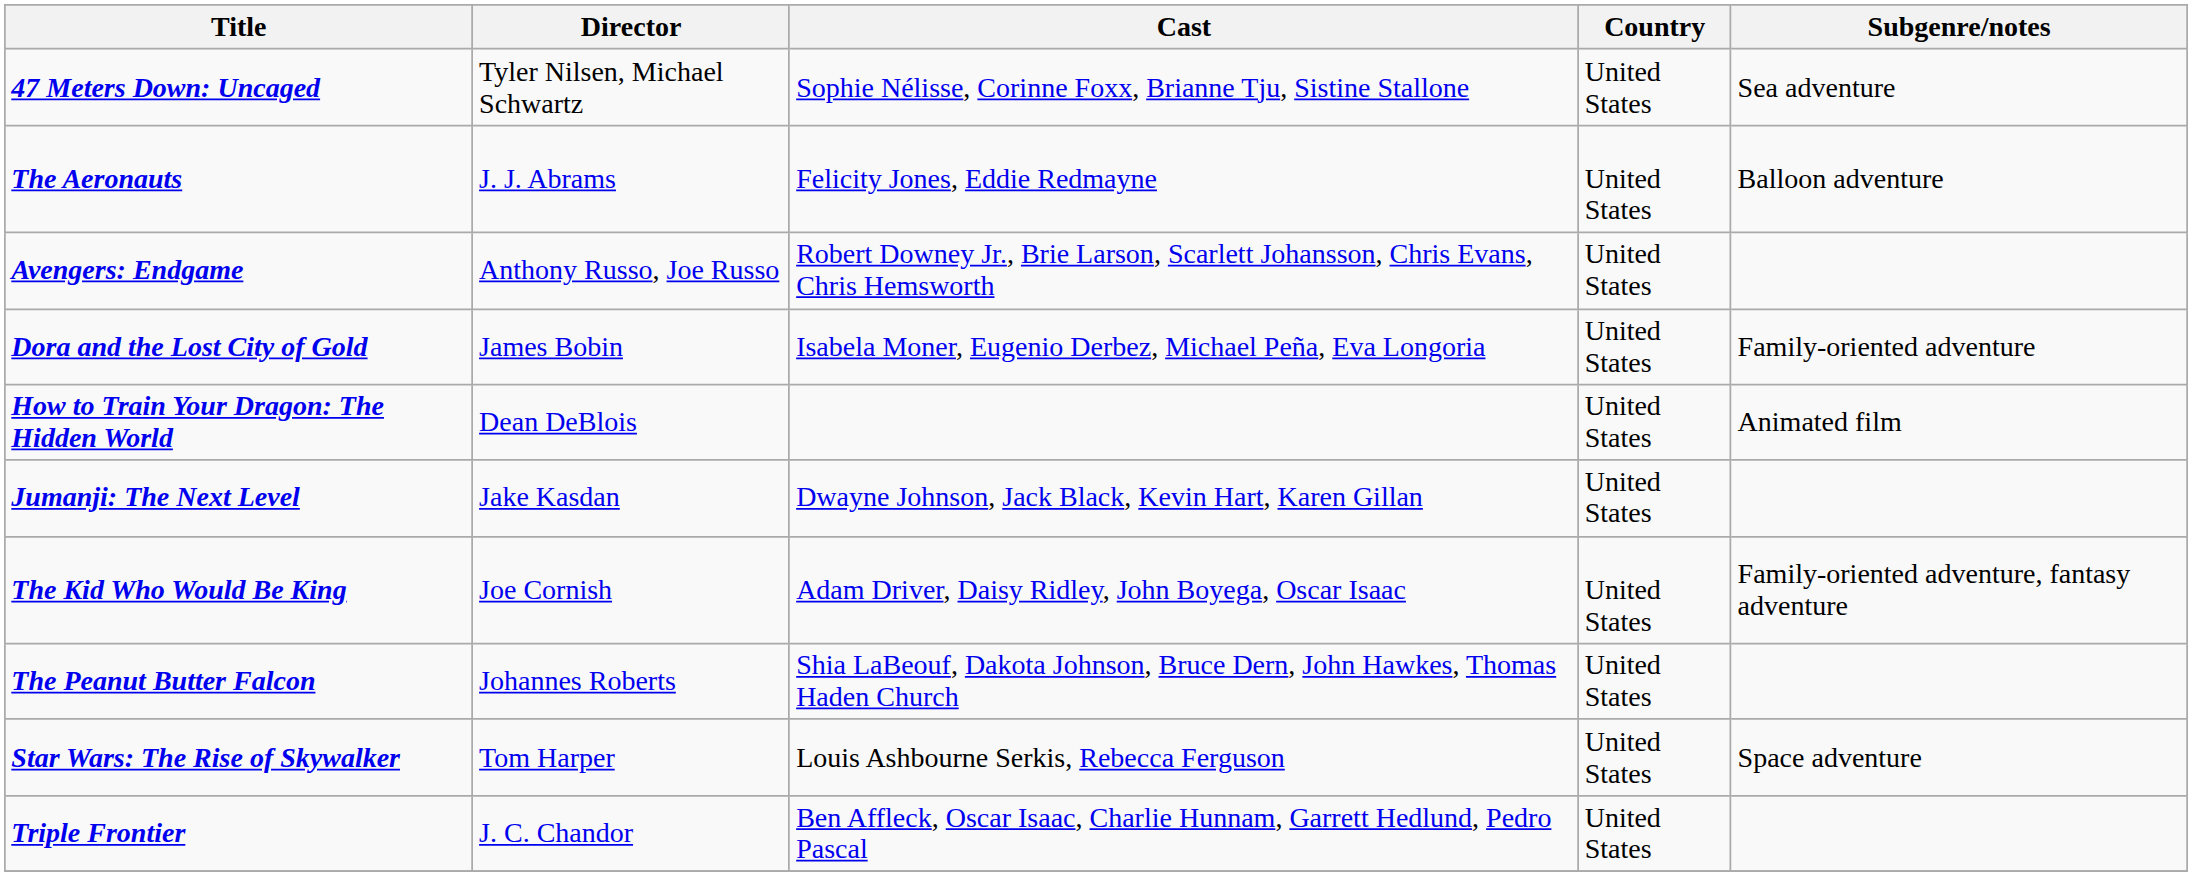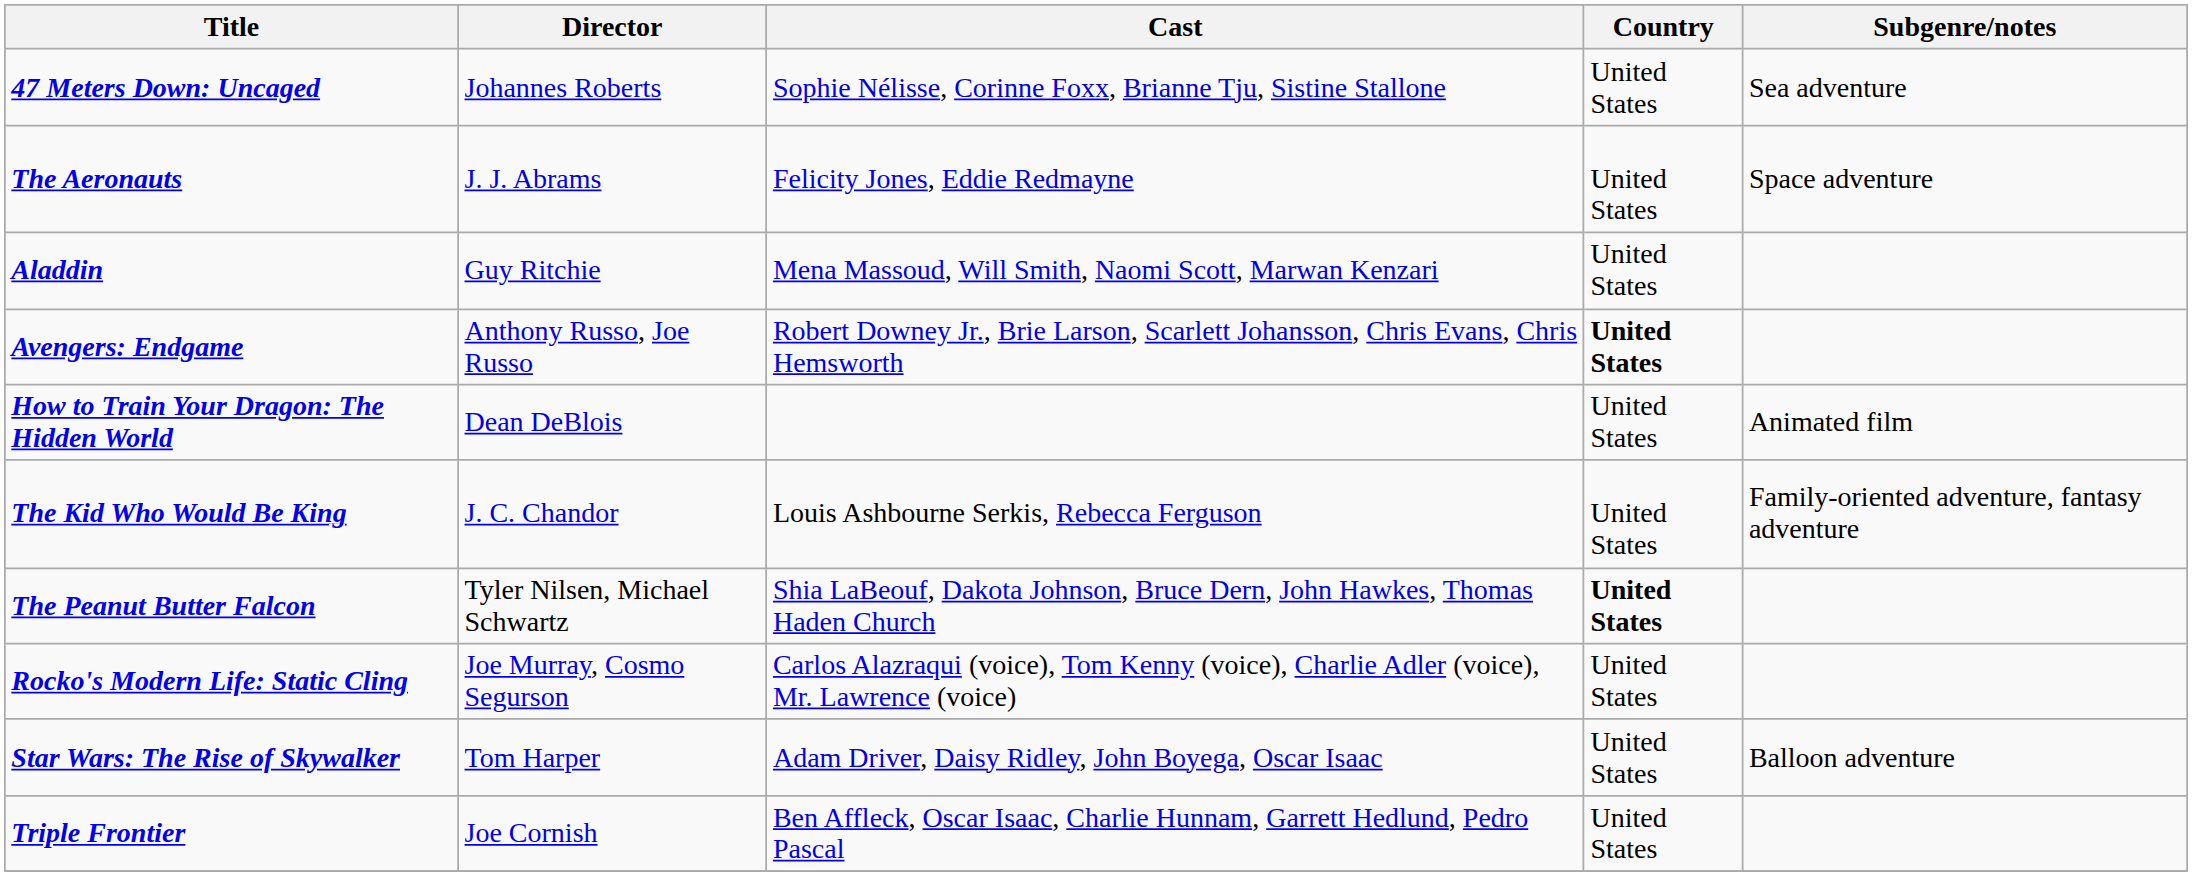(601, 86) Tyler Nilsen, Michael Schwartz -> (563, 86) Johannes Roberts
(1841, 178) Balloon adventure -> (1841, 178) Space adventure
+ row: (57, 270)
(1623, 270) normal -> (1631, 346) bold
- row: (189, 346)
- row: (156, 497)
(546, 589) Joe Cornish -> (542, 513) J. C. Chandor
(1101, 589) Adam Driver, Daisy Ridley, John Boyega, Oscar Isaac -> (1017, 513) Louis Ashbourne Serkis, Rebecca Ferguson
(577, 681) Johannes Roberts -> (587, 605) Tyler Nilsen, Michael Schwartz
(1623, 681) normal -> (1631, 605) bold
+ row: (210, 681)
(1040, 757) Louis Ashbourne Serkis, Rebecca Ferguson -> (1078, 757) Adam Driver, Daisy Ridley, John Boyega, Oscar Isaac
(1830, 757) Space adventure -> (1852, 757) Balloon adventure
(556, 833) J. C. Chandor -> (531, 833) Joe Cornish
